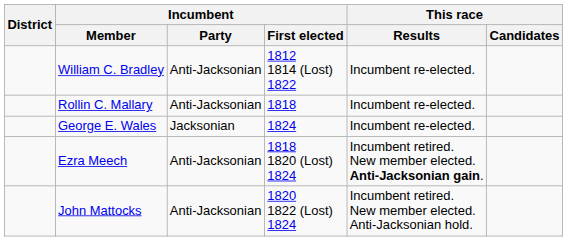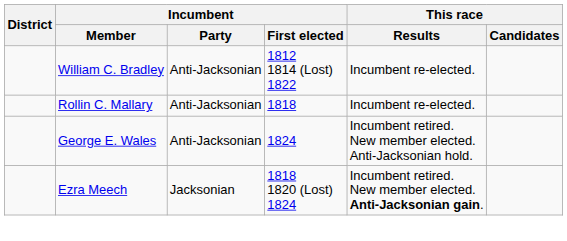(202, 126) Jacksonian -> (216, 140) Anti-Jacksonian
(412, 126) Incumbent re-elected. -> (413, 140) Incumbent retired. New member elected. Anti-Jacksonian hold.
(216, 161) Anti-Jacksonian -> (202, 190) Jacksonian
- row: (100, 210)
